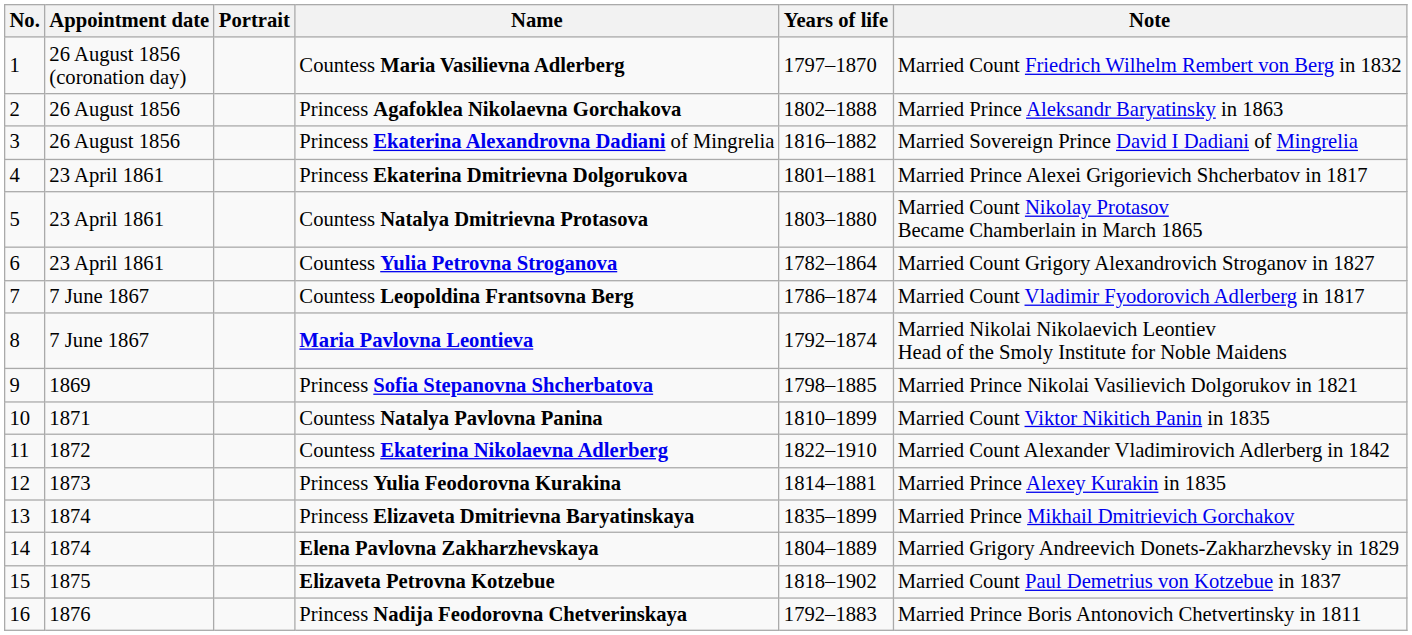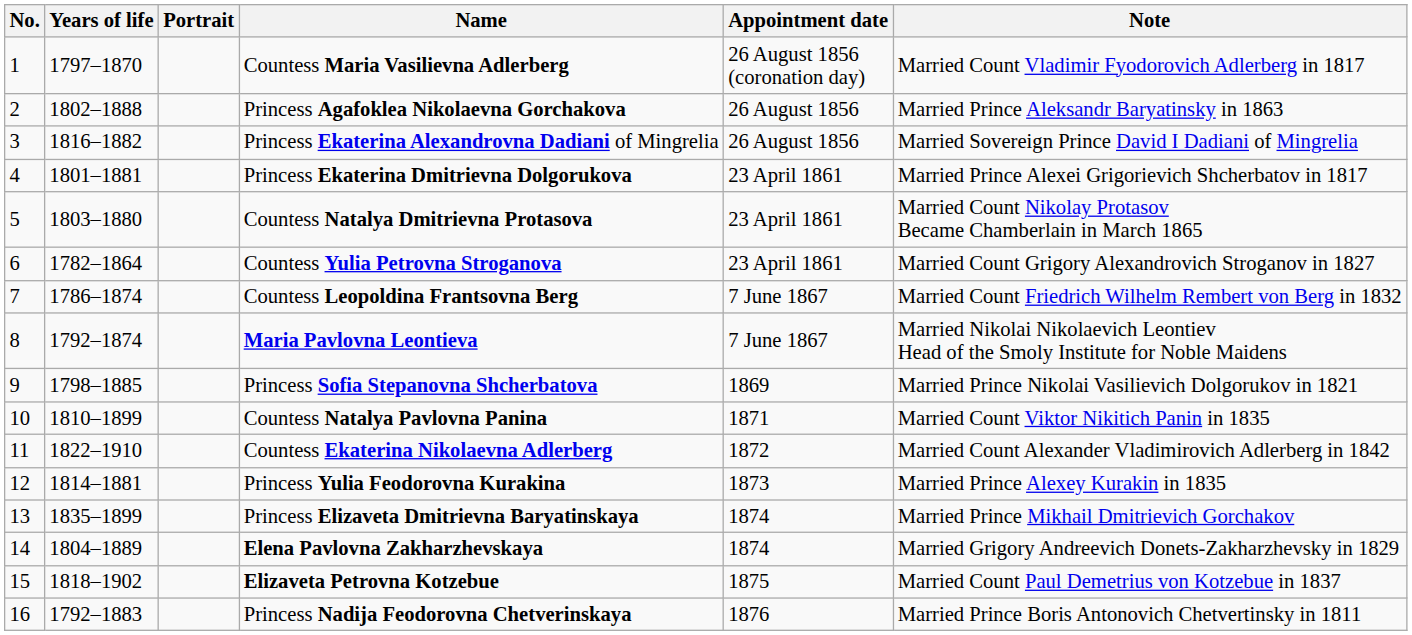columns swapped: (129, 20) <-> (836, 20)
(1150, 65) Married Count Friedrich Wilhelm Rembert von Berg in 1832 -> (1131, 65) Married Count Vladimir Fyodorovich Adlerberg in 1817
(1131, 296) Married Count Vladimir Fyodorovich Adlerberg in 1817 -> (1150, 296) Married Count Friedrich Wilhelm Rembert von Berg in 1832
